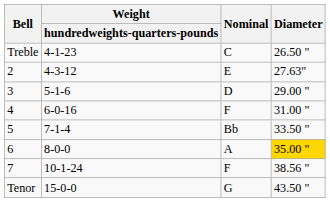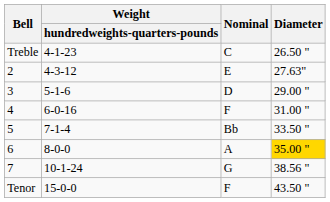(227, 168) F -> (228, 168) G
(228, 187) G -> (227, 187) F
